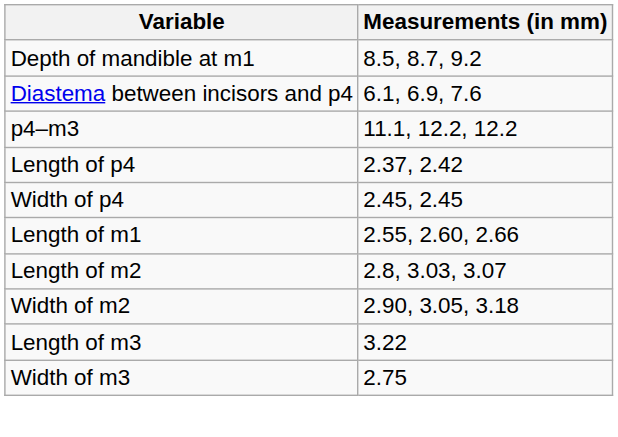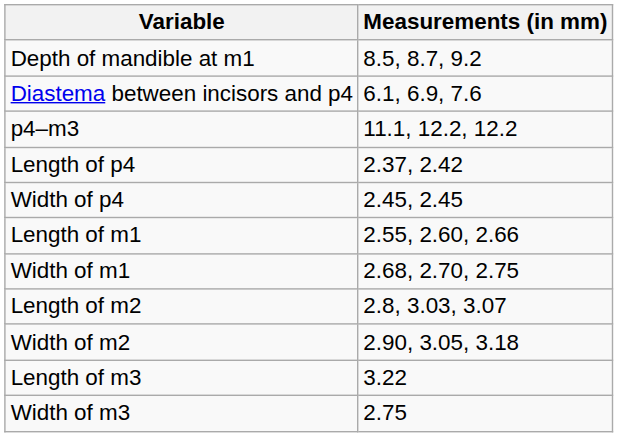+ row: (70, 270)
